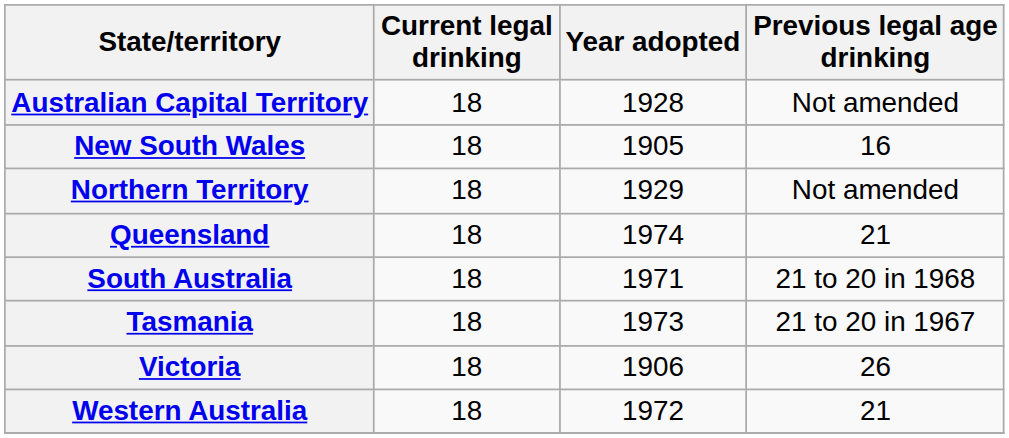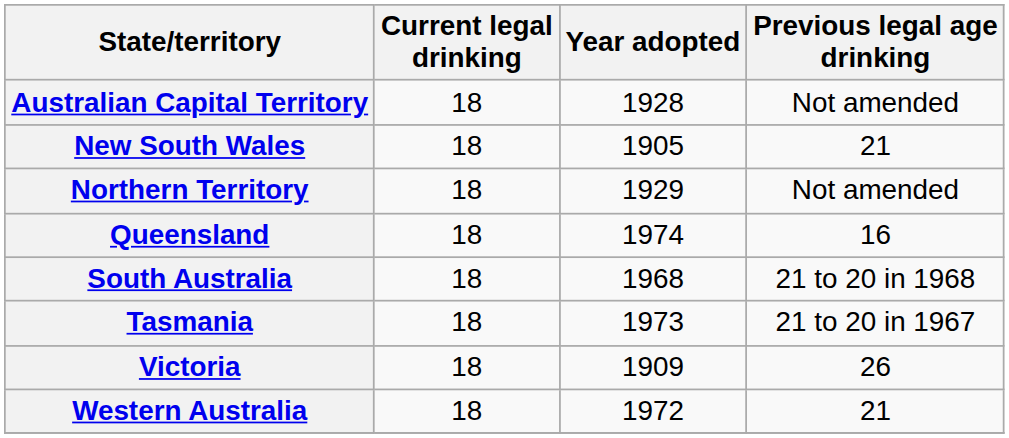(875, 146) 16 -> (875, 146) 21
(875, 234) 21 -> (875, 234) 16
(653, 278) 1971 -> (653, 278) 1968
(653, 366) 1906 -> (653, 366) 1909
